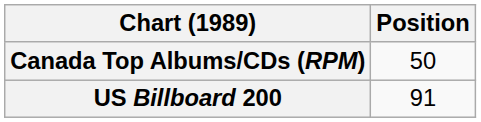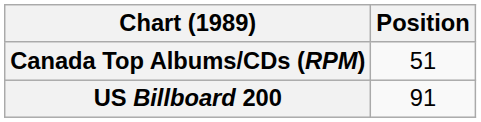(423, 60) 50 -> (423, 60) 51
